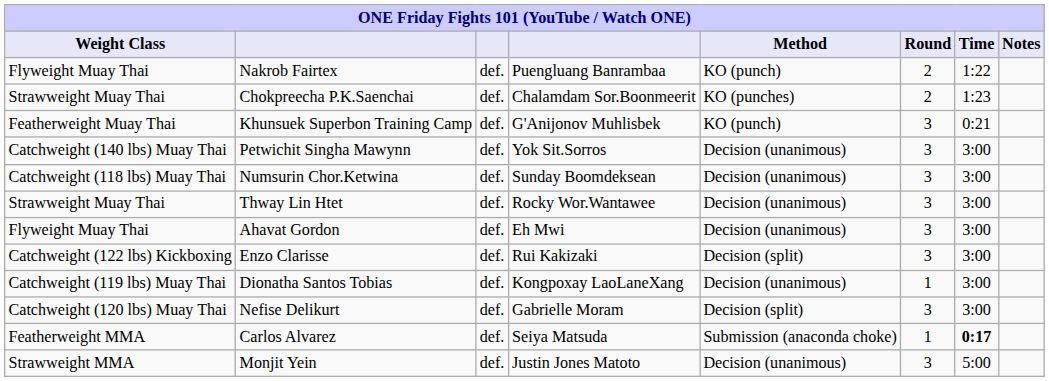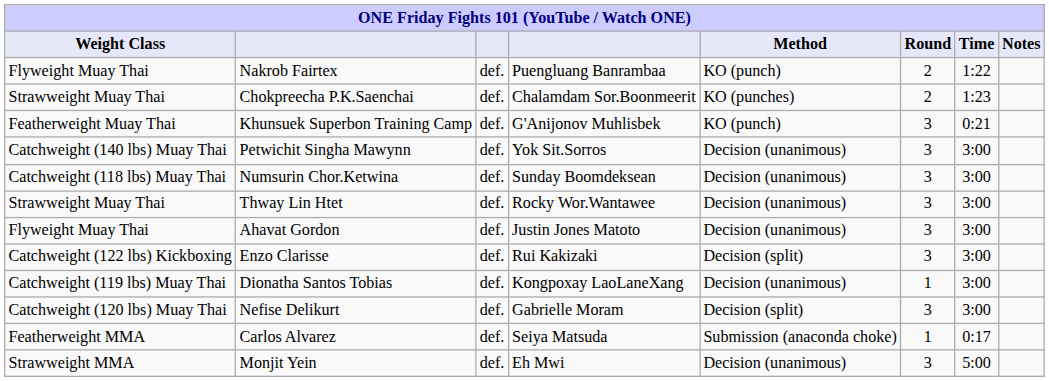(538, 230) Eh Mwi -> (576, 230) Justin Jones Matoto
(977, 336) bold -> (977, 336) normal
(576, 363) Justin Jones Matoto -> (538, 363) Eh Mwi
